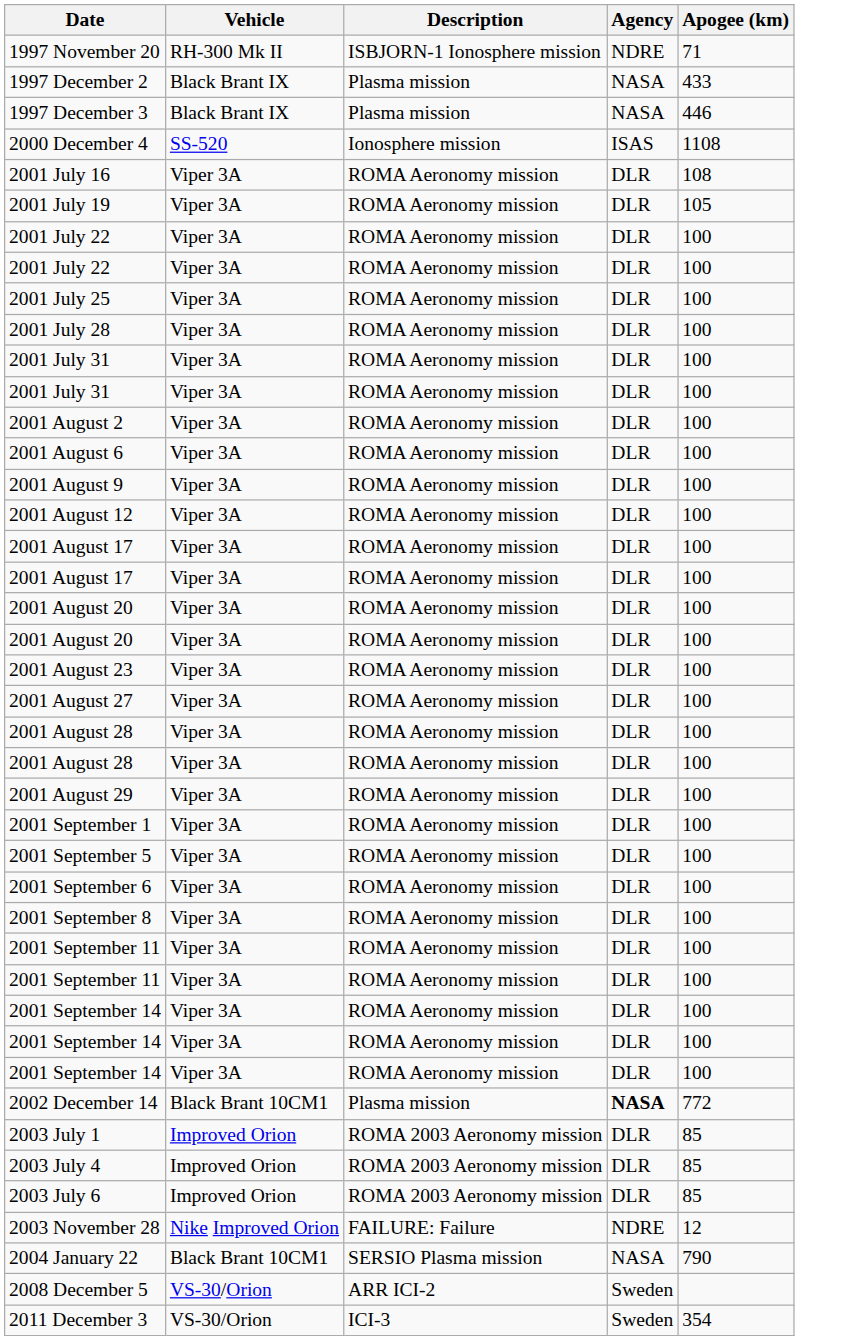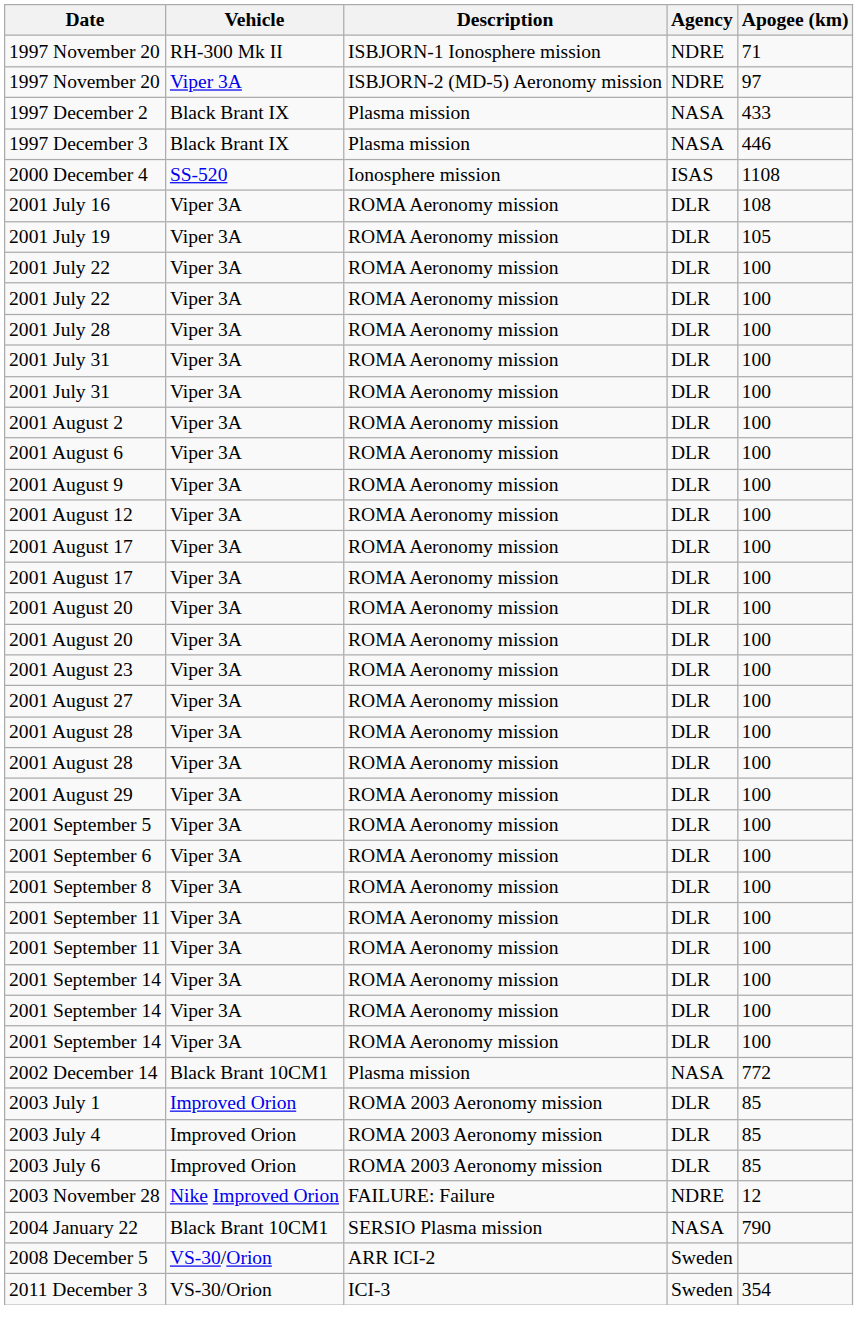+ row: (84, 81)
- row: (60, 298)
- row: (80, 824)
(638, 1103) bold -> (698, 1072) normal
